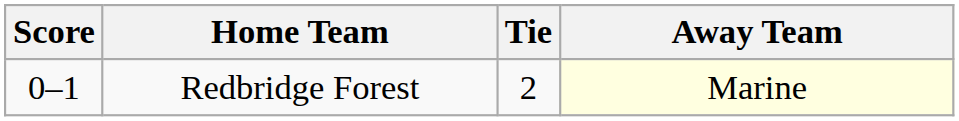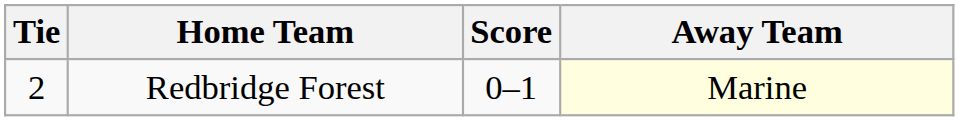columns swapped: (529, 31) <-> (54, 31)
